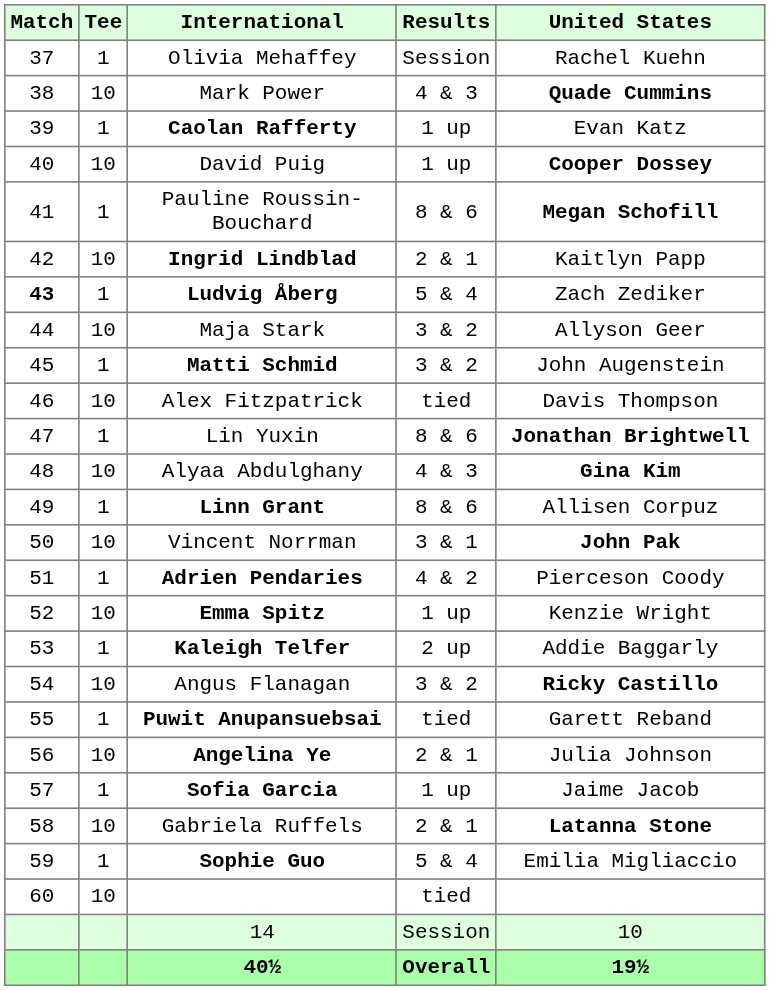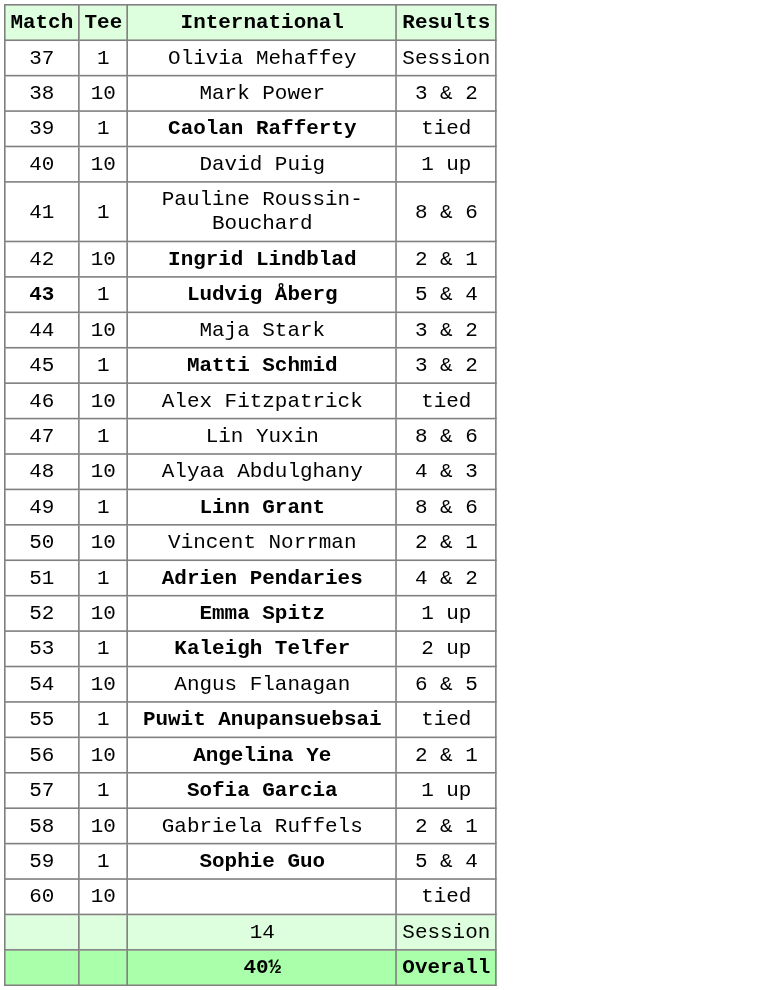- column: (630, 23)
(446, 93) 4 & 3 -> (446, 93) 3 & 2
(446, 129) 1 up -> (446, 129) tied
(446, 543) 3 & 1 -> (446, 543) 2 & 1
(446, 684) 3 & 2 -> (446, 684) 6 & 5
